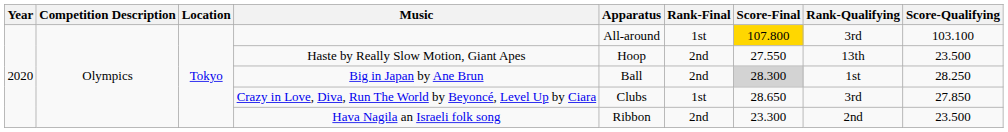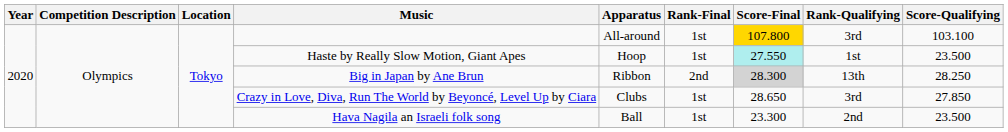(699, 55) 2nd -> (699, 55) 1st
(768, 55) no background -> (768, 55) paleturquoise background
(853, 55) 13th -> (853, 55) 1st
(632, 76) Ball -> (632, 76) Ribbon
(853, 76) 1st -> (853, 76) 13th
(632, 117) Ribbon -> (632, 117) Ball
(699, 117) 2nd -> (699, 117) 1st
